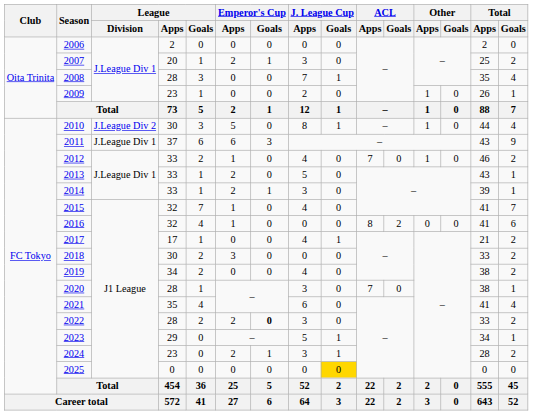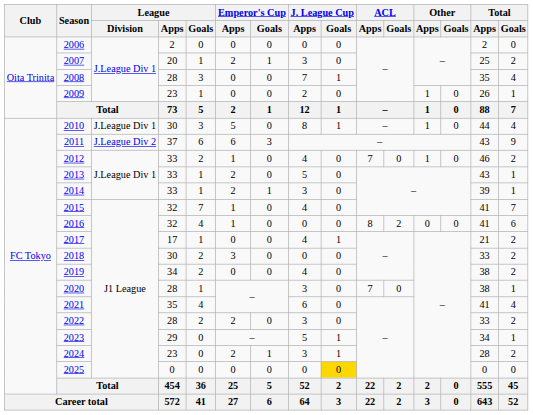(125, 126) J.League Div 2 -> (125, 126) J.League Div 1
(125, 142) J.League Div 1 -> (125, 142) J.League Div 2
(269, 321) bold -> (269, 321) normal
